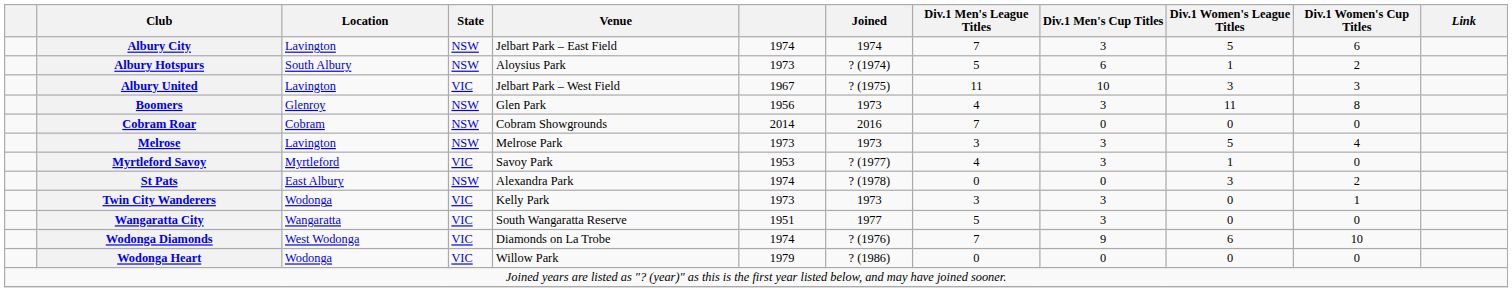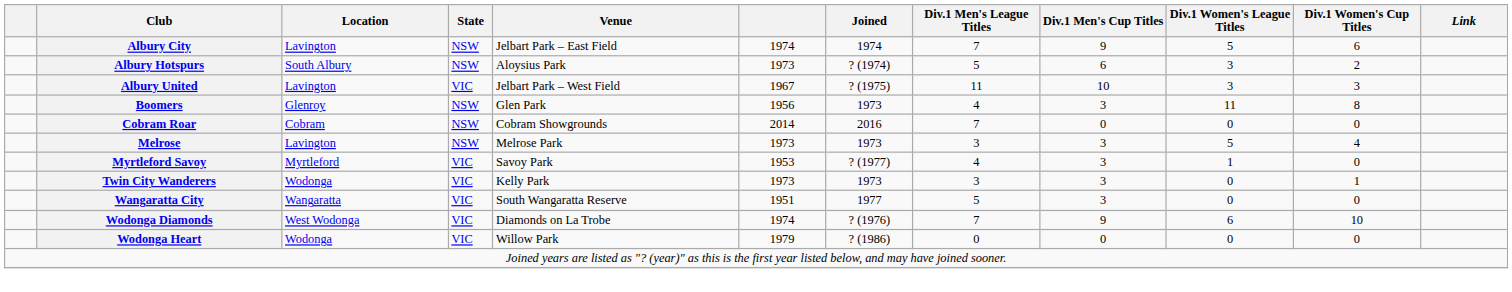(1103, 47) 3 -> (1103, 47) 9
(1230, 66) 1 -> (1230, 66) 3
- row: (159, 181)
